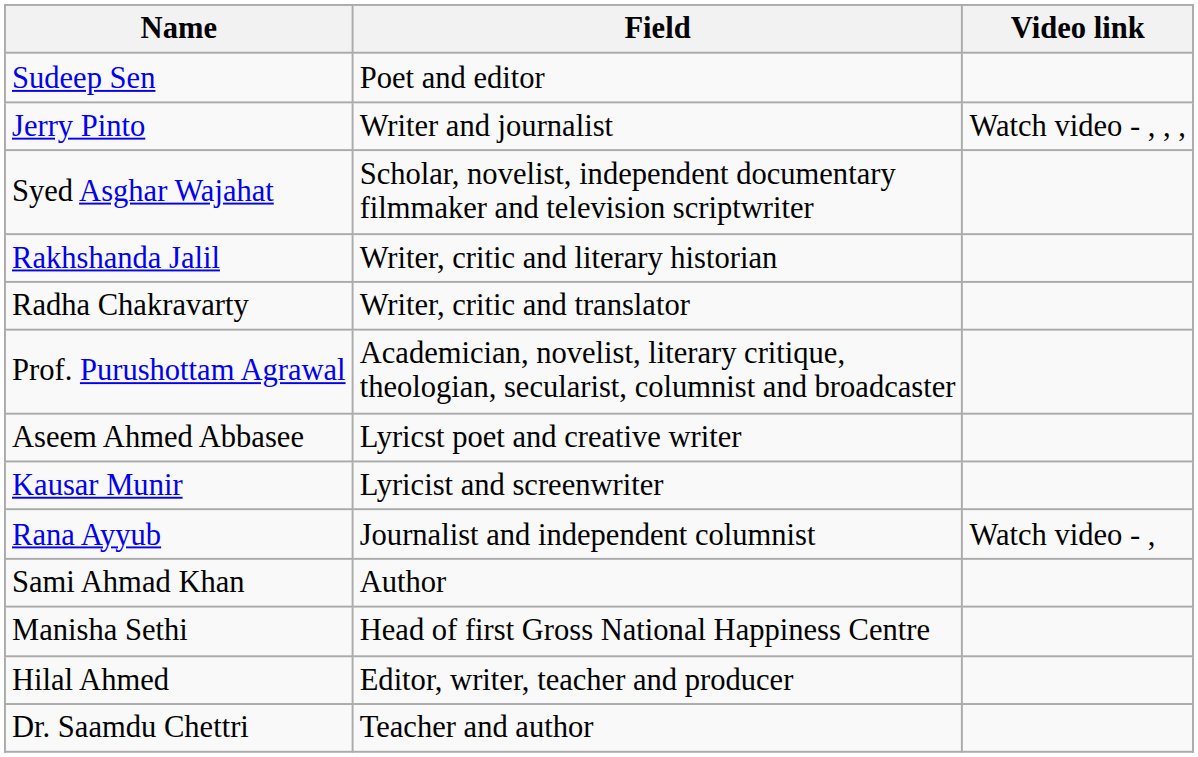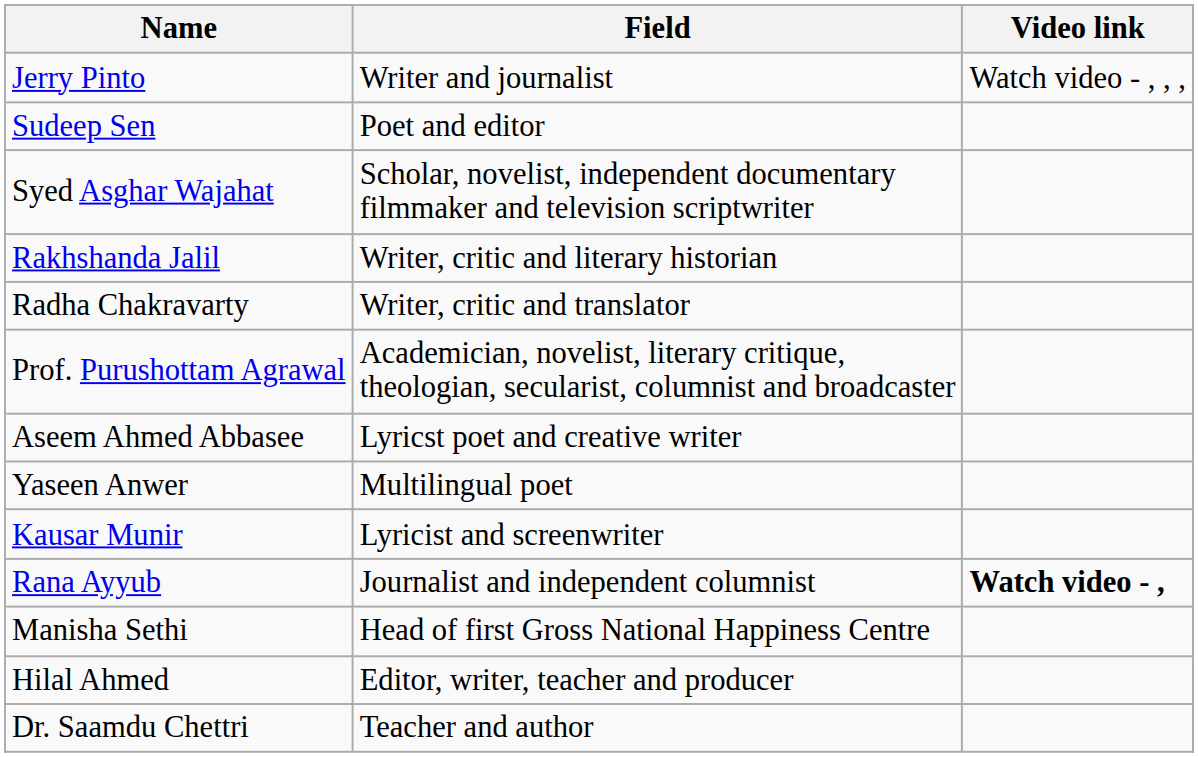rows swapped: (79, 125) <-> (84, 77)
+ row: (100, 485)
(1062, 533) normal -> (1067, 582) bold
- row: (128, 582)
